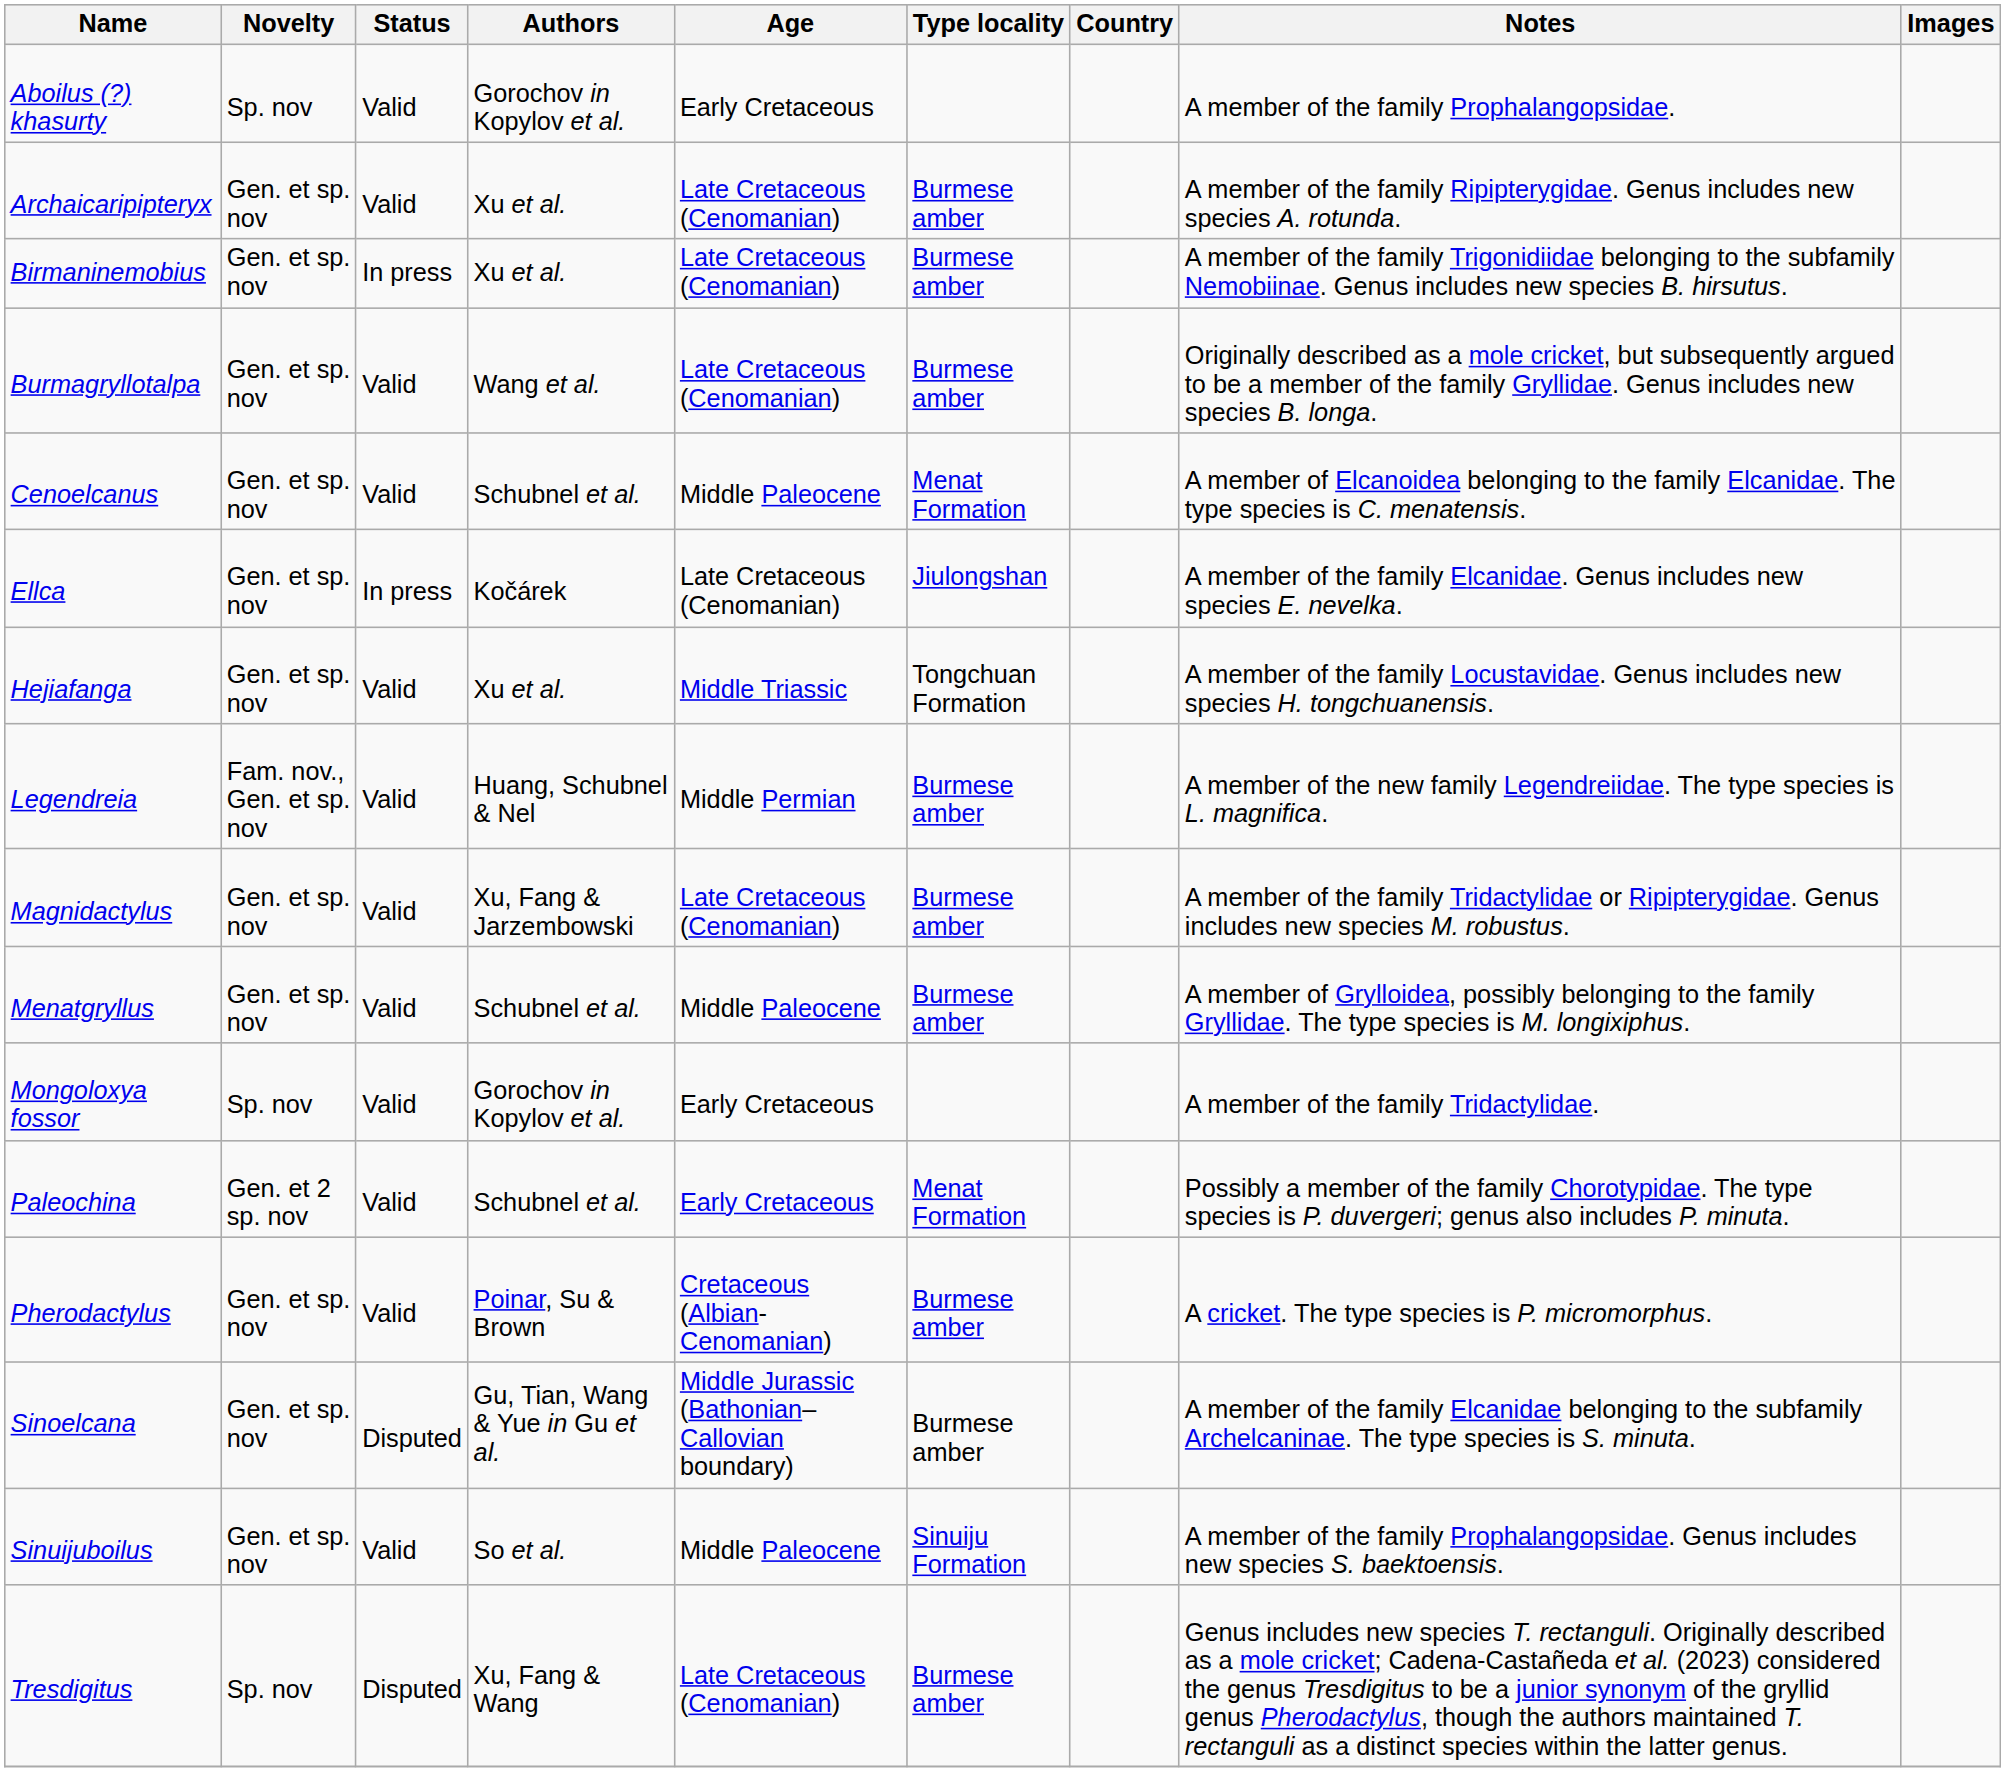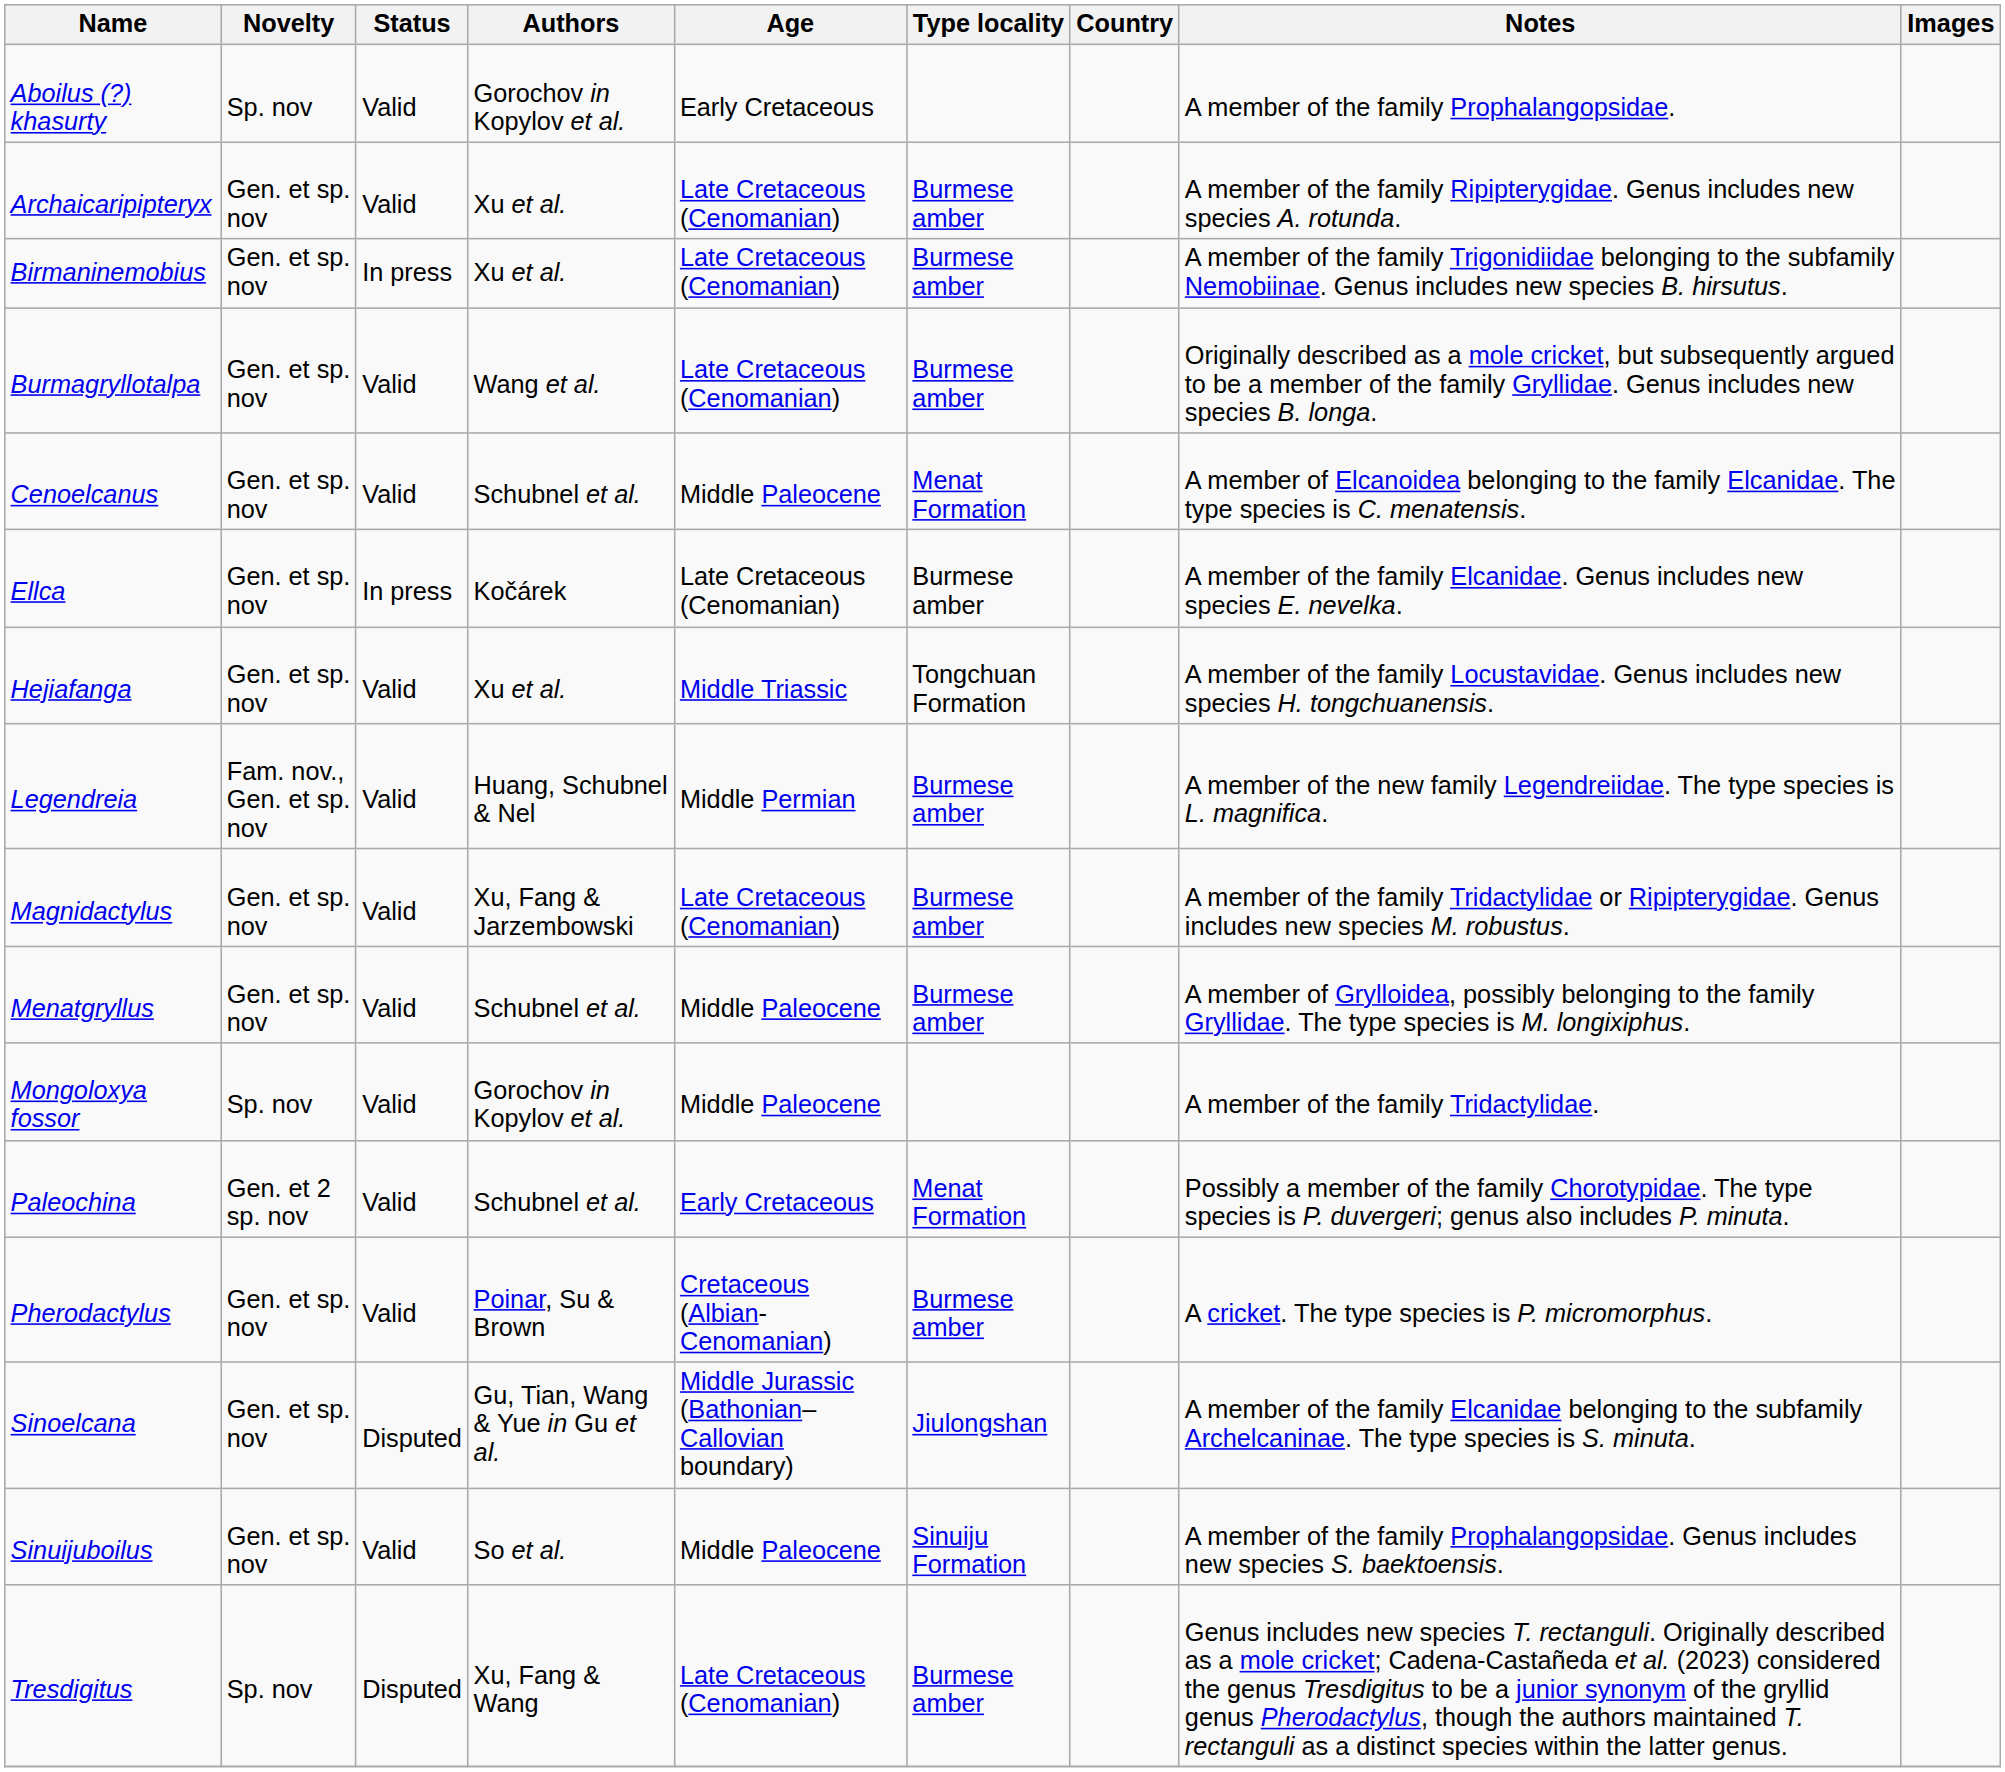(980, 577) Jiulongshan -> (963, 592) Burmese amber
(777, 1105) Early Cretaceous -> (780, 1105) Middle Paleocene
(963, 1439) Burmese amber -> (980, 1424) Jiulongshan
